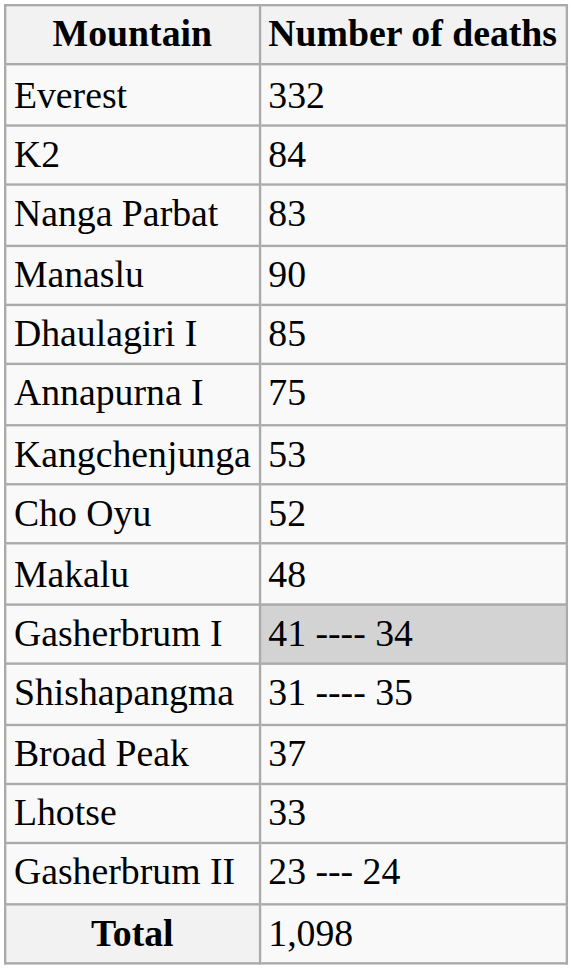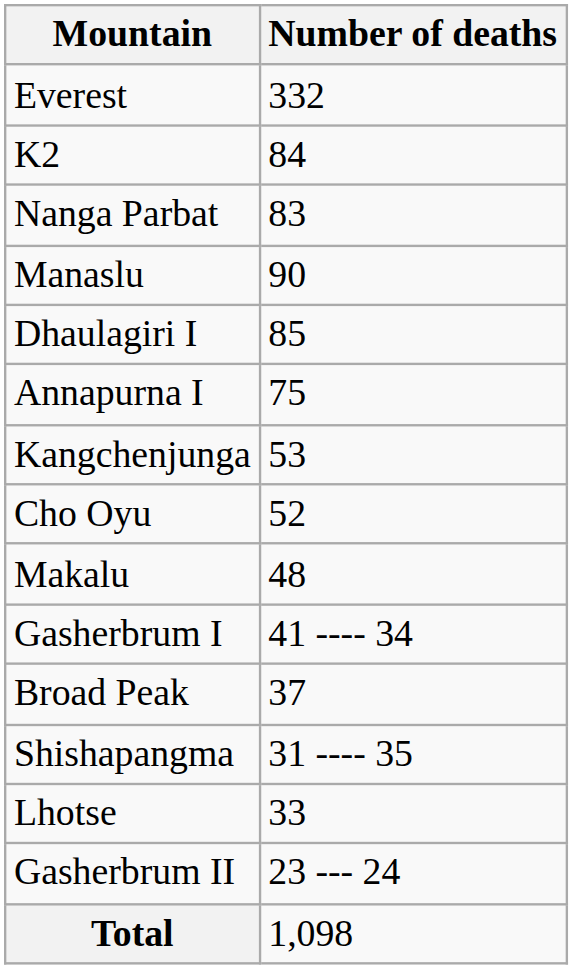(341, 633) lightgrey background -> (341, 633) no background
rows swapped: (101, 753) <-> (124, 693)
